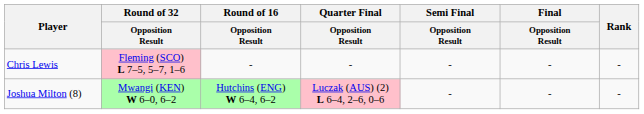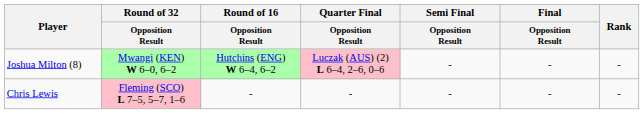rows swapped: (44, 94) <-> (32, 64)
